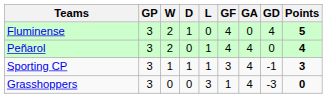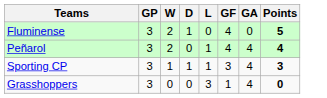- column: (272, 13)
